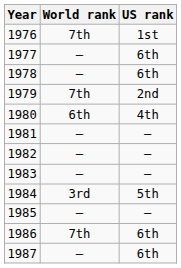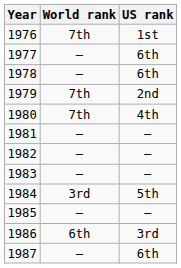(79, 114) 6th -> (79, 114) 7th
(79, 234) 7th -> (79, 234) 6th
(148, 234) 6th -> (148, 234) 3rd
